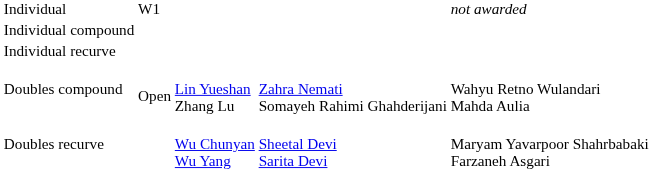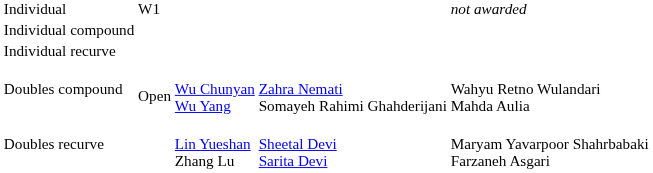(213, 97) Lin Yueshan Zhang Lu -> (215, 97) Wu Chunyan Wu Yang
(215, 152) Wu Chunyan Wu Yang -> (213, 152) Lin Yueshan Zhang Lu
